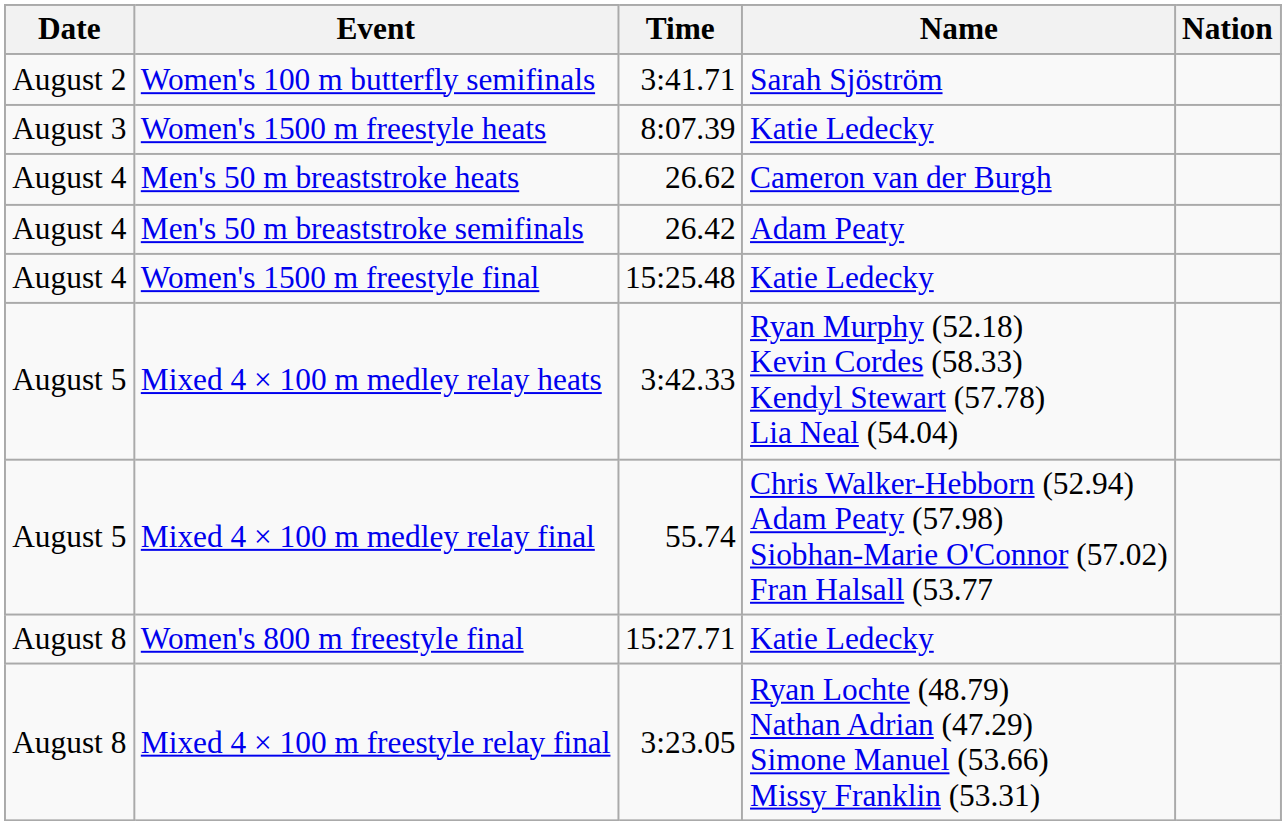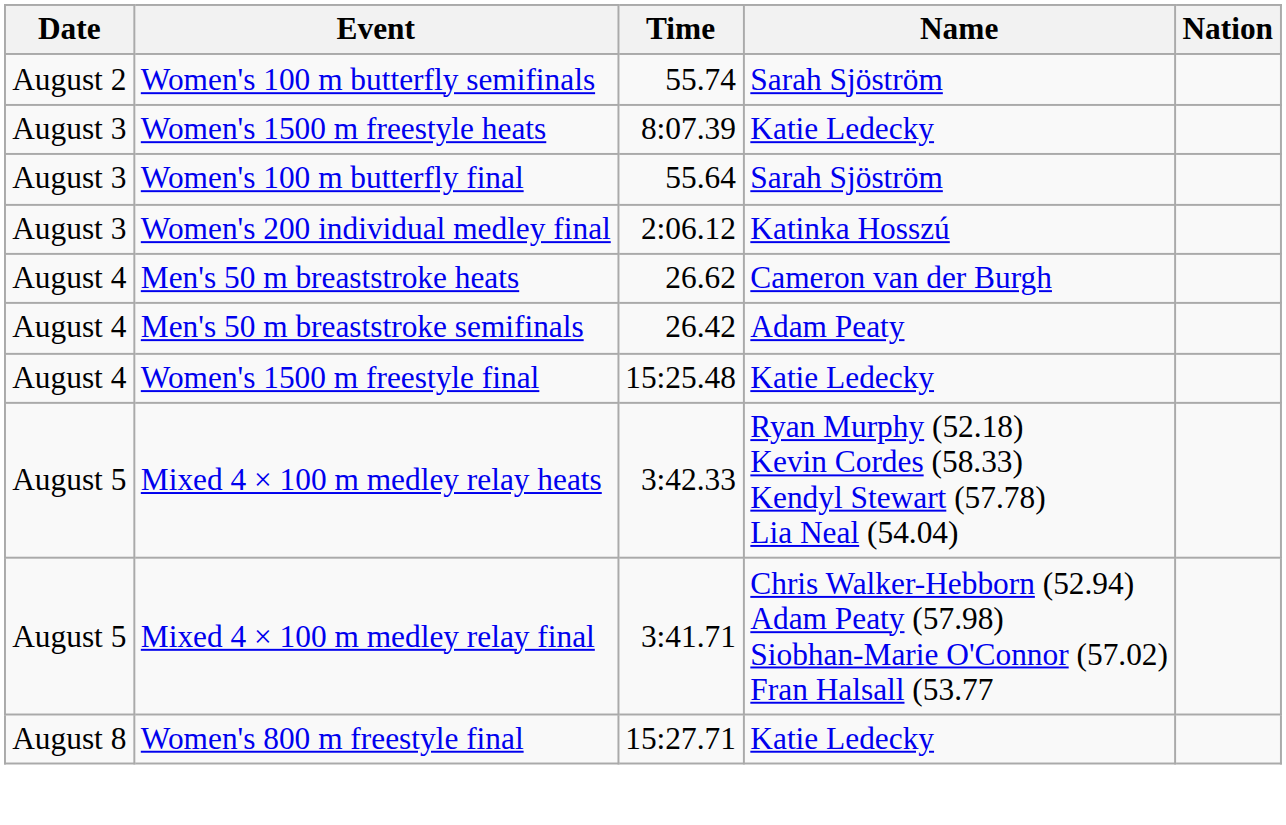(688, 79) 3:41.71 -> (701, 79) 55.74
+ row: (332, 178)
+ row: (376, 228)
(700, 536) 55.74 -> (688, 635) 3:41.71
- row: (376, 741)
